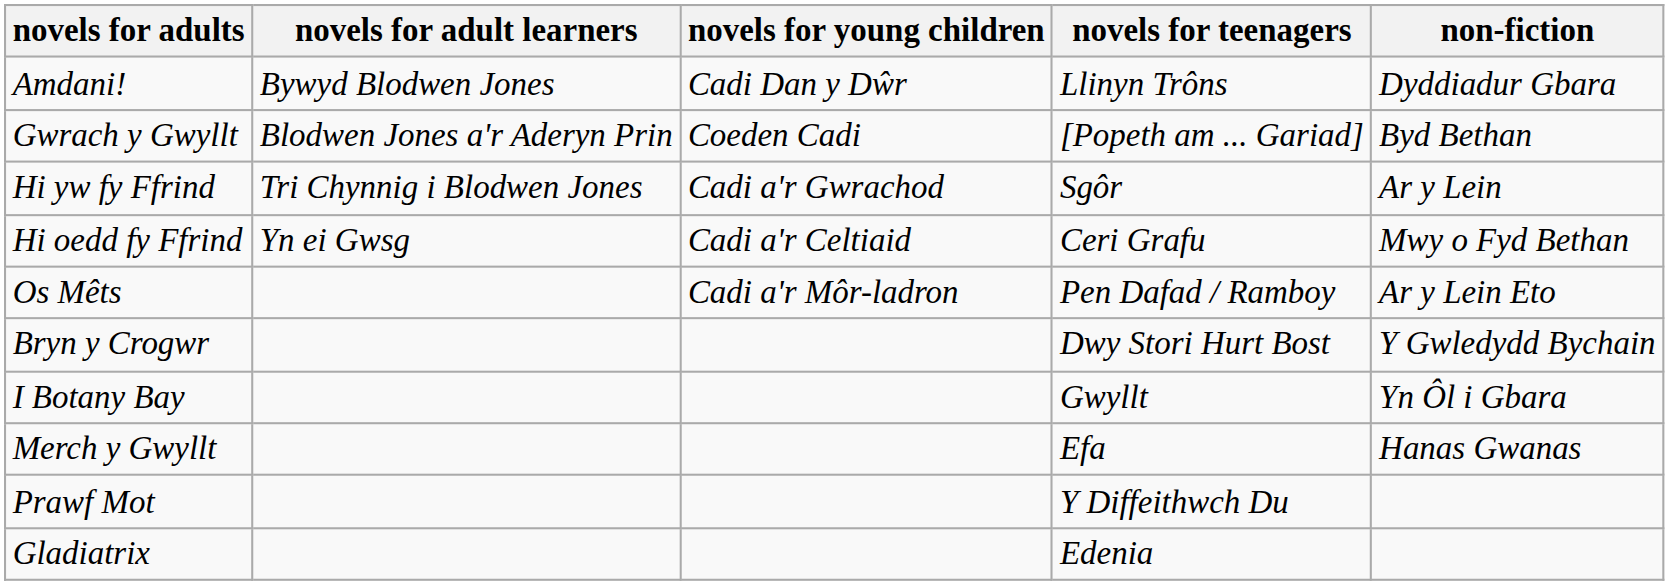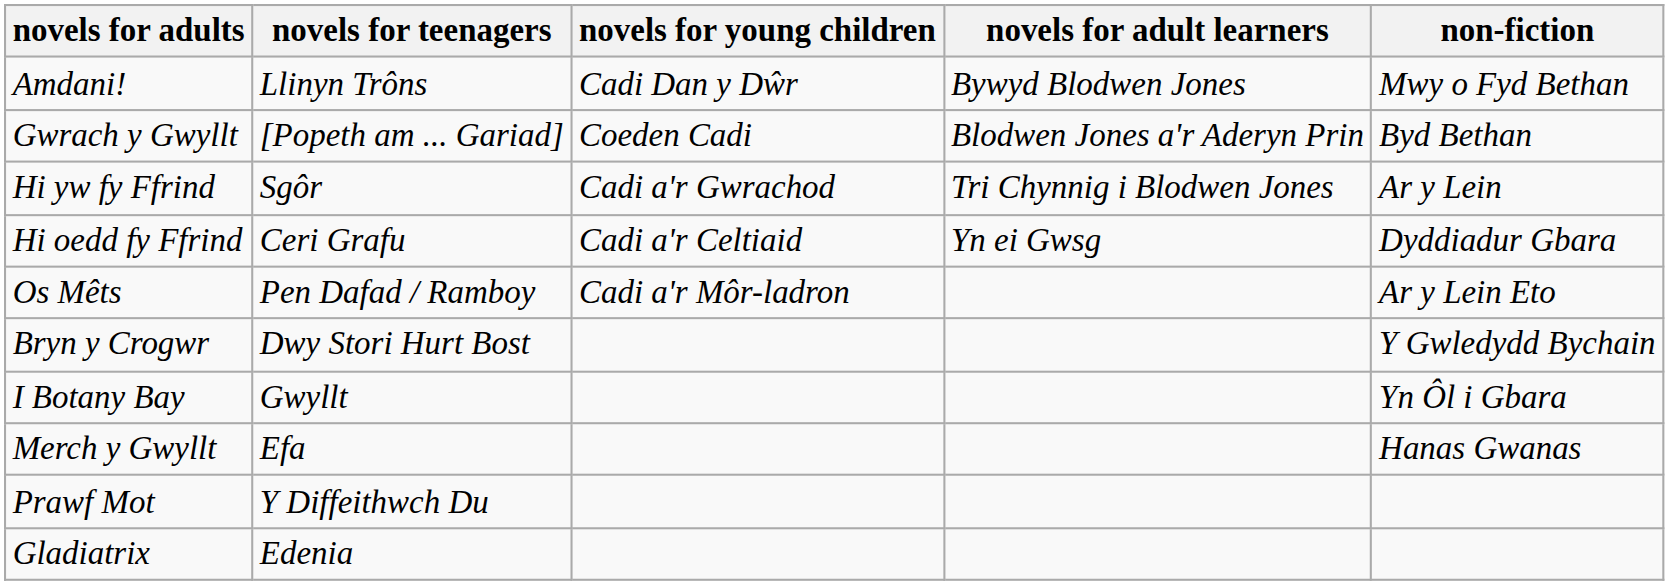columns swapped: (1212, 30) <-> (466, 30)
(1498, 82) Dyddiadur Gbara -> (1504, 82) Mwy o Fyd Bethan
(1504, 239) Mwy o Fyd Bethan -> (1498, 239) Dyddiadur Gbara
